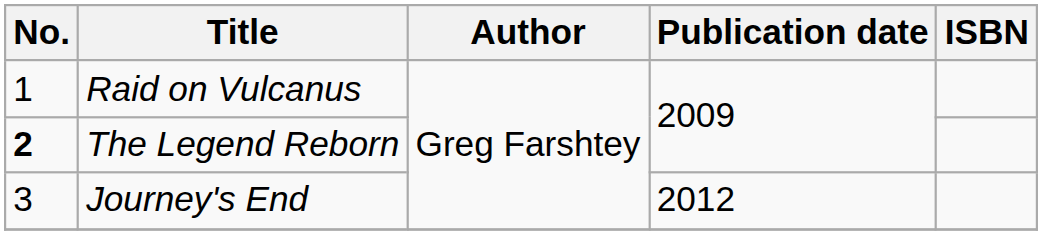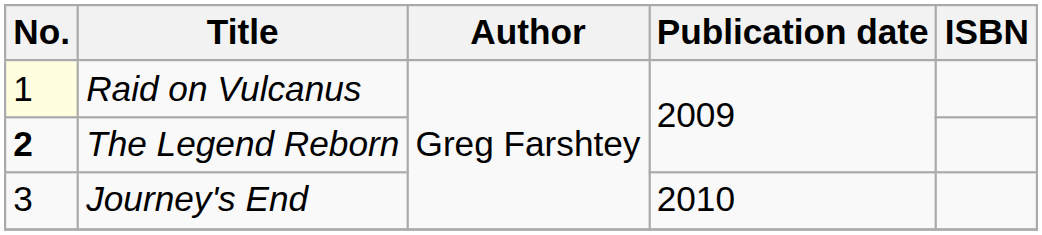(23, 88) no background -> (23, 88) lightyellow background
(696, 199) 2012 -> (696, 199) 2010
